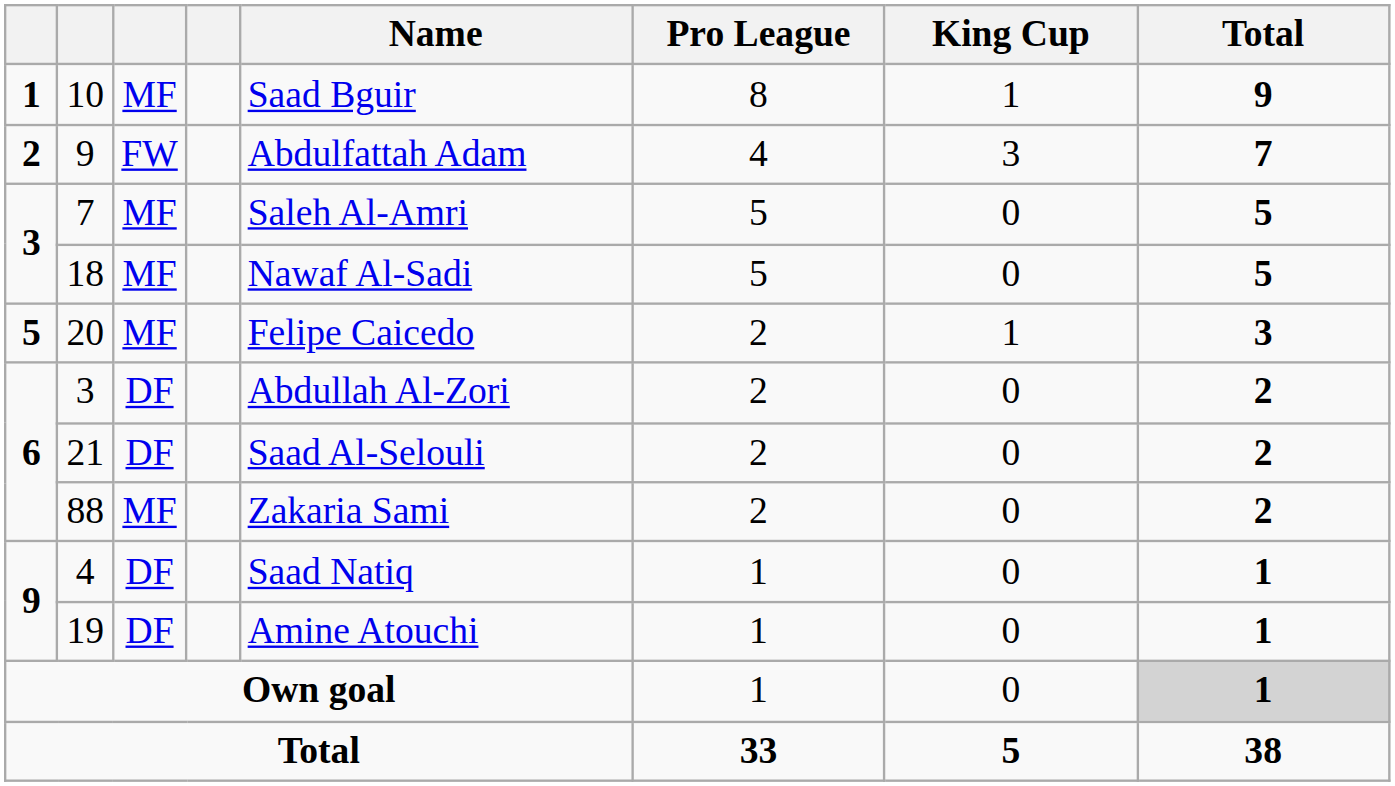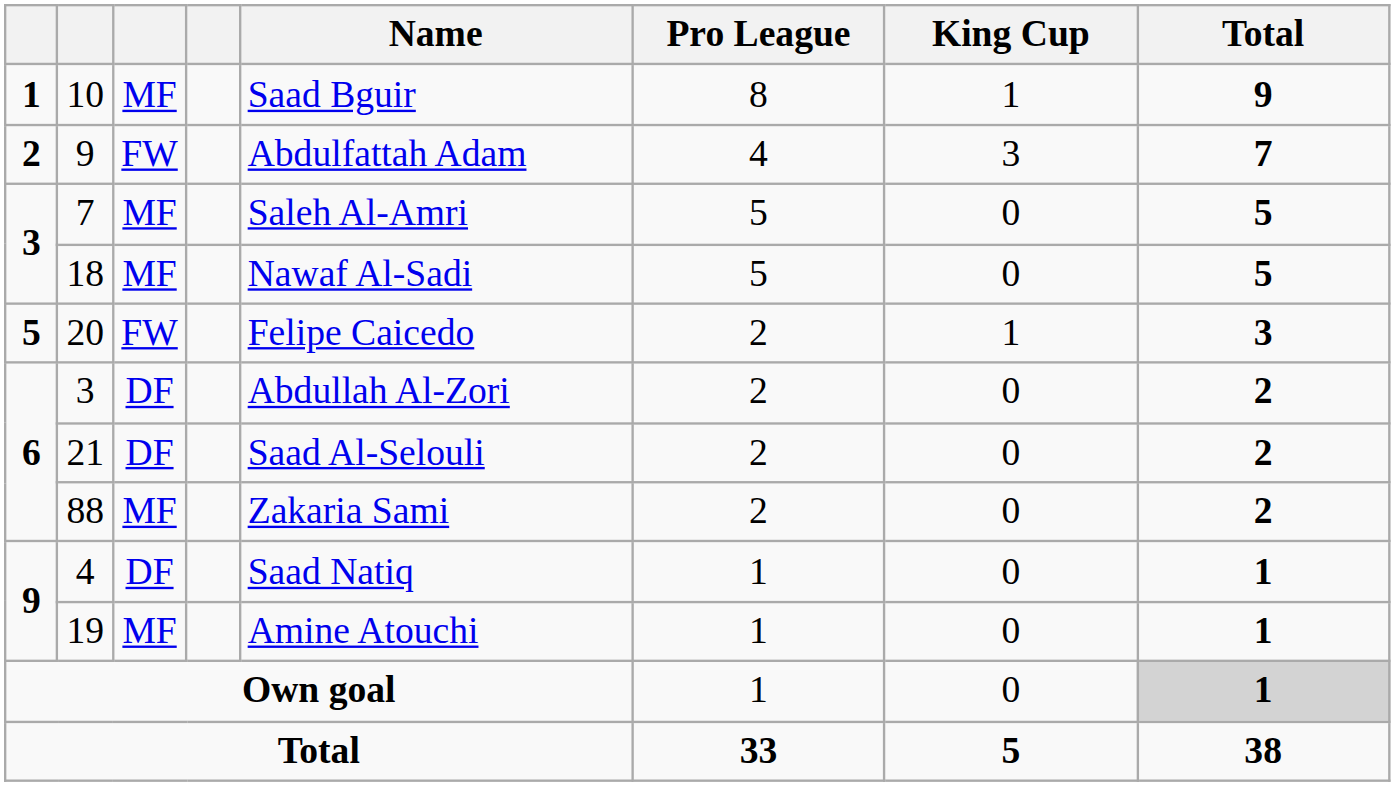(150, 332) MF -> (150, 332) FW
(150, 630) DF -> (150, 630) MF
